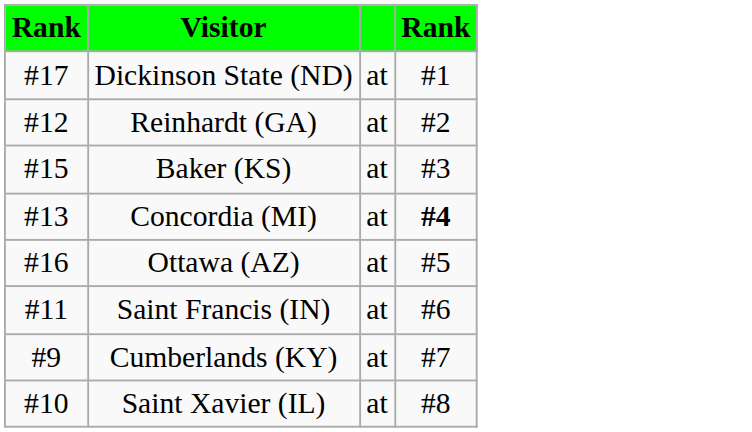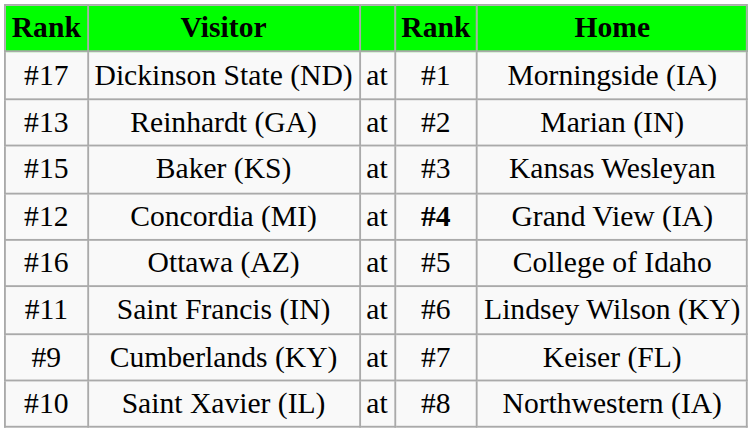+ column: (612, 27)
(46, 121) #12 -> (46, 121) #13
(46, 215) #13 -> (46, 215) #12
